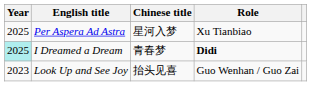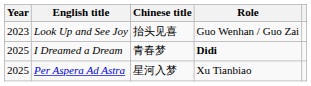rows swapped: (81, 70) <-> (80, 31)
(18, 51) paleturquoise background -> (18, 51) no background
